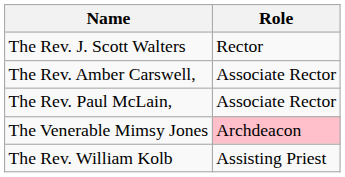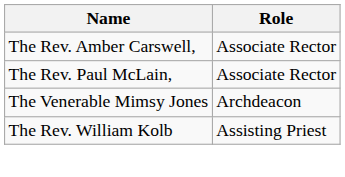- row: (97, 46)
(259, 130) pink background -> (259, 102) no background
